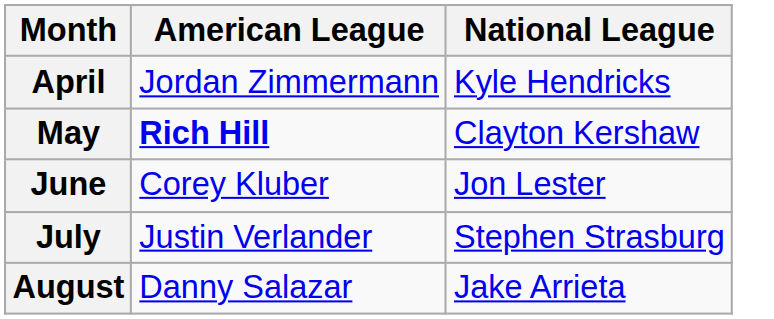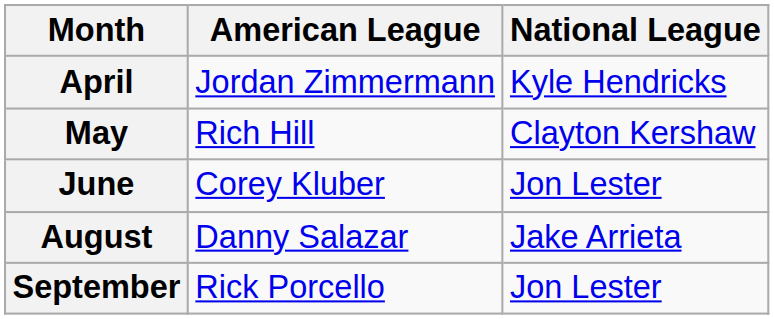(204, 133) bold -> (255, 133) normal
- row: (68, 236)
+ row: (96, 287)
